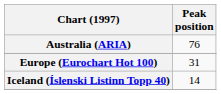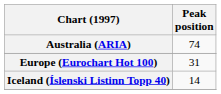(194, 44) 76 -> (194, 44) 74
